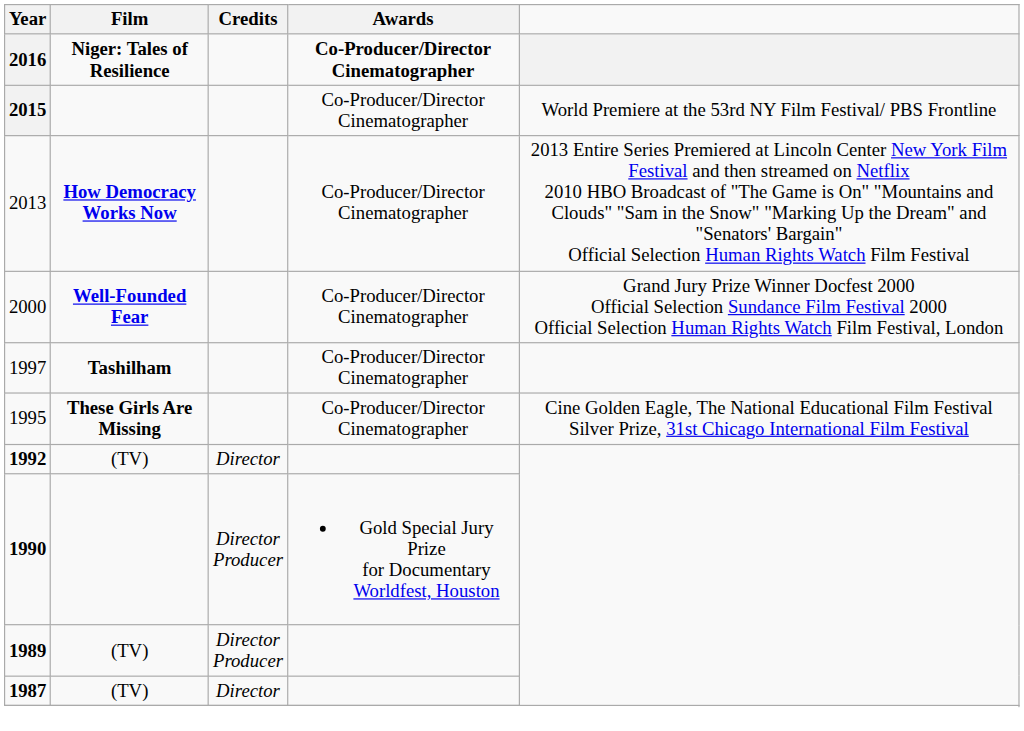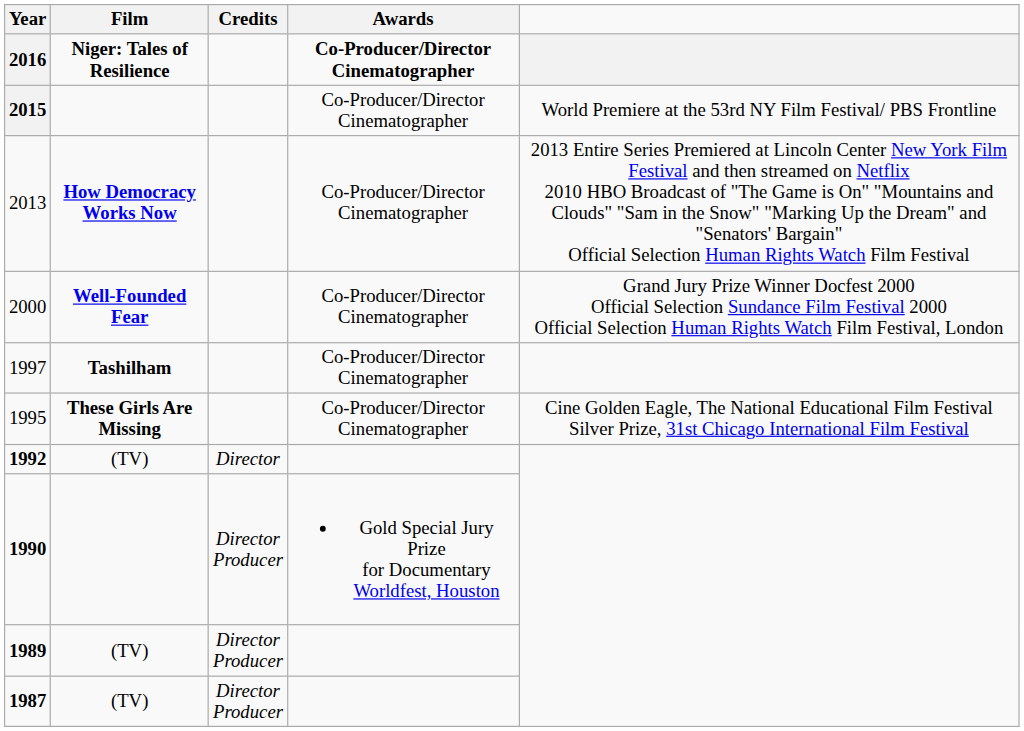(248, 690) Director -> (248, 701) Director Producer
